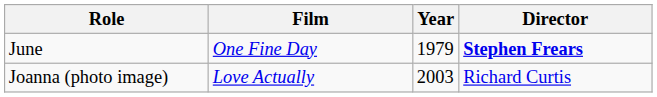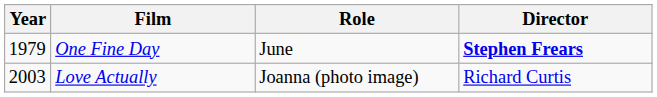columns swapped: (436, 19) <-> (107, 19)
